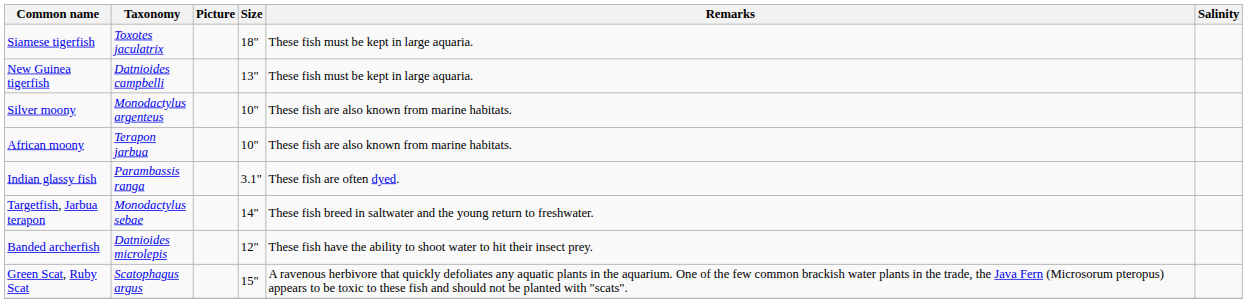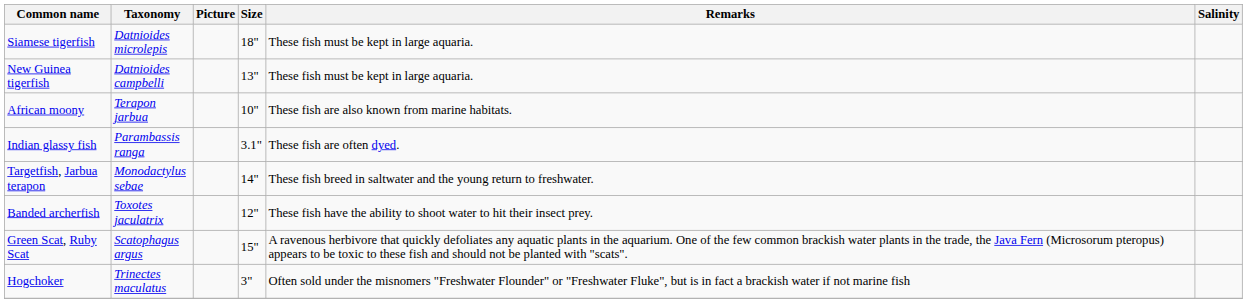(139, 41) Toxotes jaculatrix -> (142, 41) Datnioides microlepis
- row: (42, 110)
(142, 247) Datnioides microlepis -> (139, 213) Toxotes jaculatrix
+ row: (35, 281)
